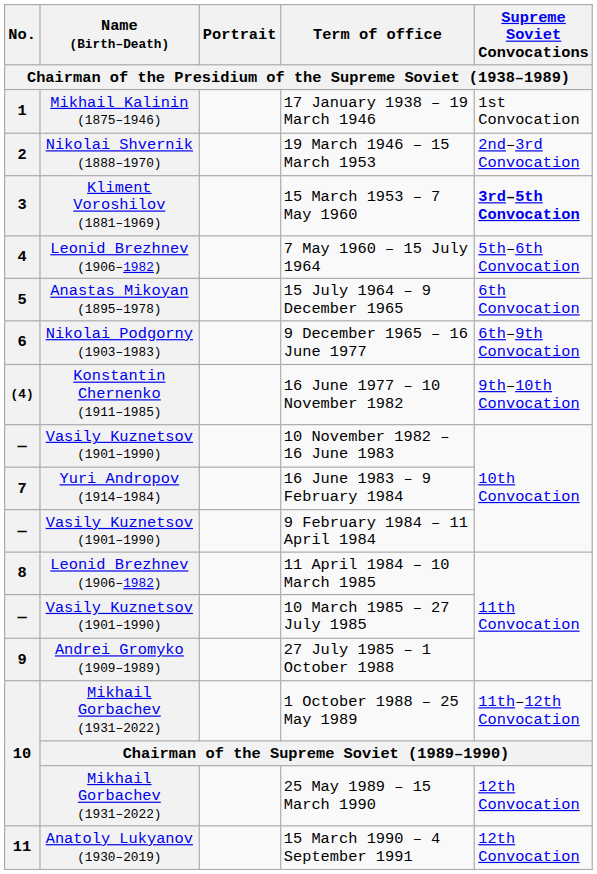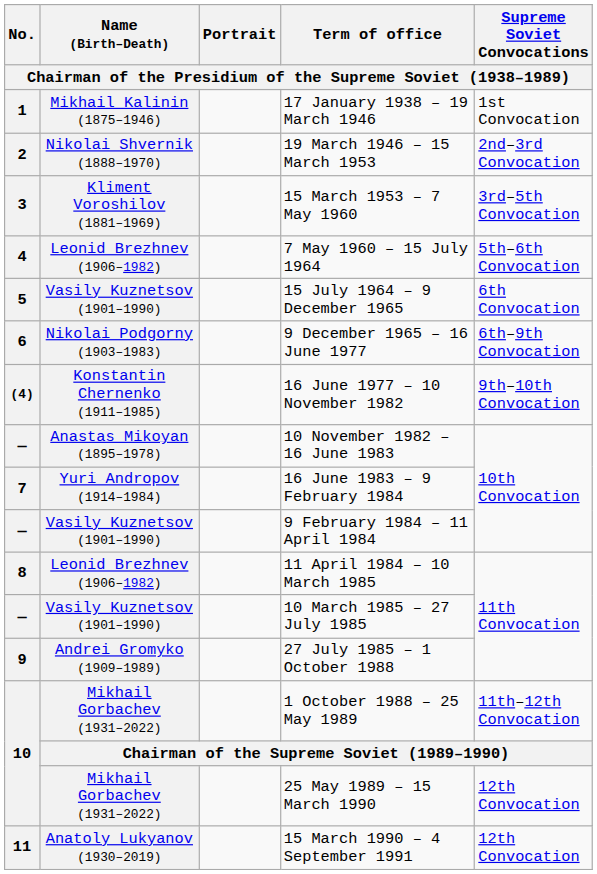(529, 206) bold -> (529, 206) normal
(119, 299) Anastas Mikoyan (1895–1978) -> (119, 299) Vasily Kuznetsov (1901–1990)
(119, 445) Vasily Kuznetsov (1901–1990) -> (119, 445) Anastas Mikoyan (1895–1978)
